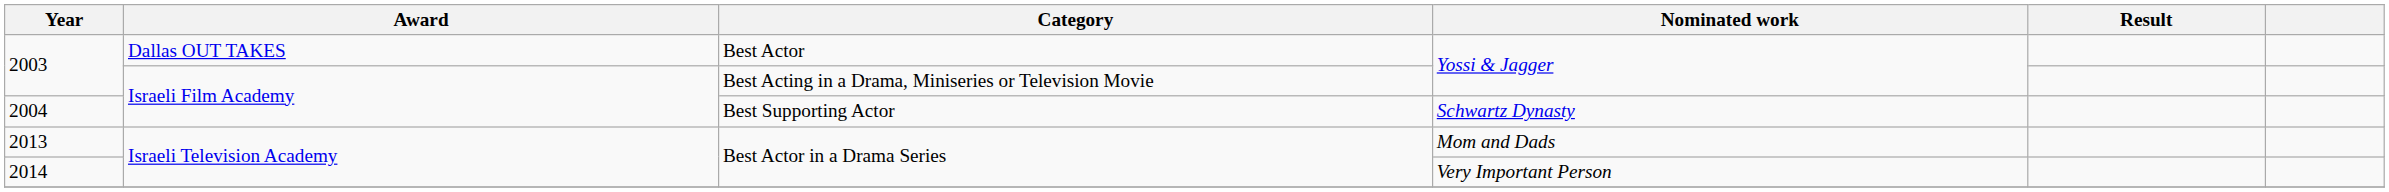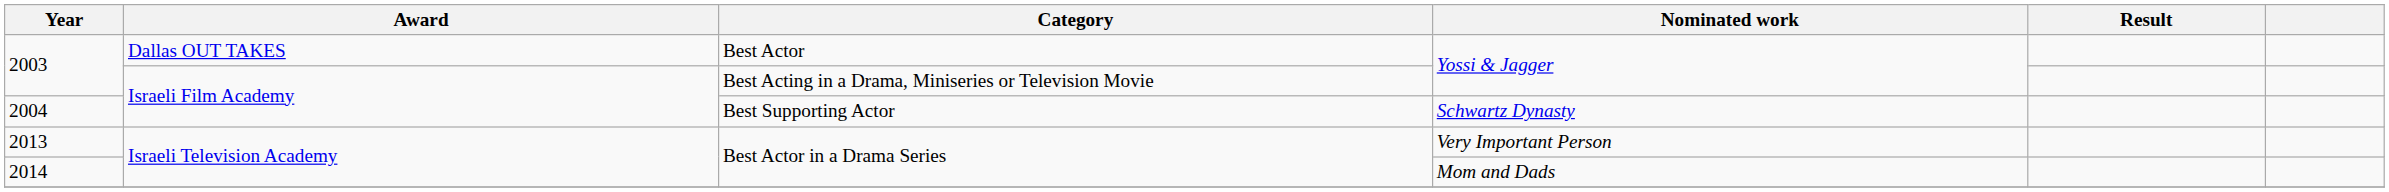(1496, 141) Mom and Dads -> (1524, 141) Very Important Person
(1524, 171) Very Important Person -> (1496, 171) Mom and Dads
